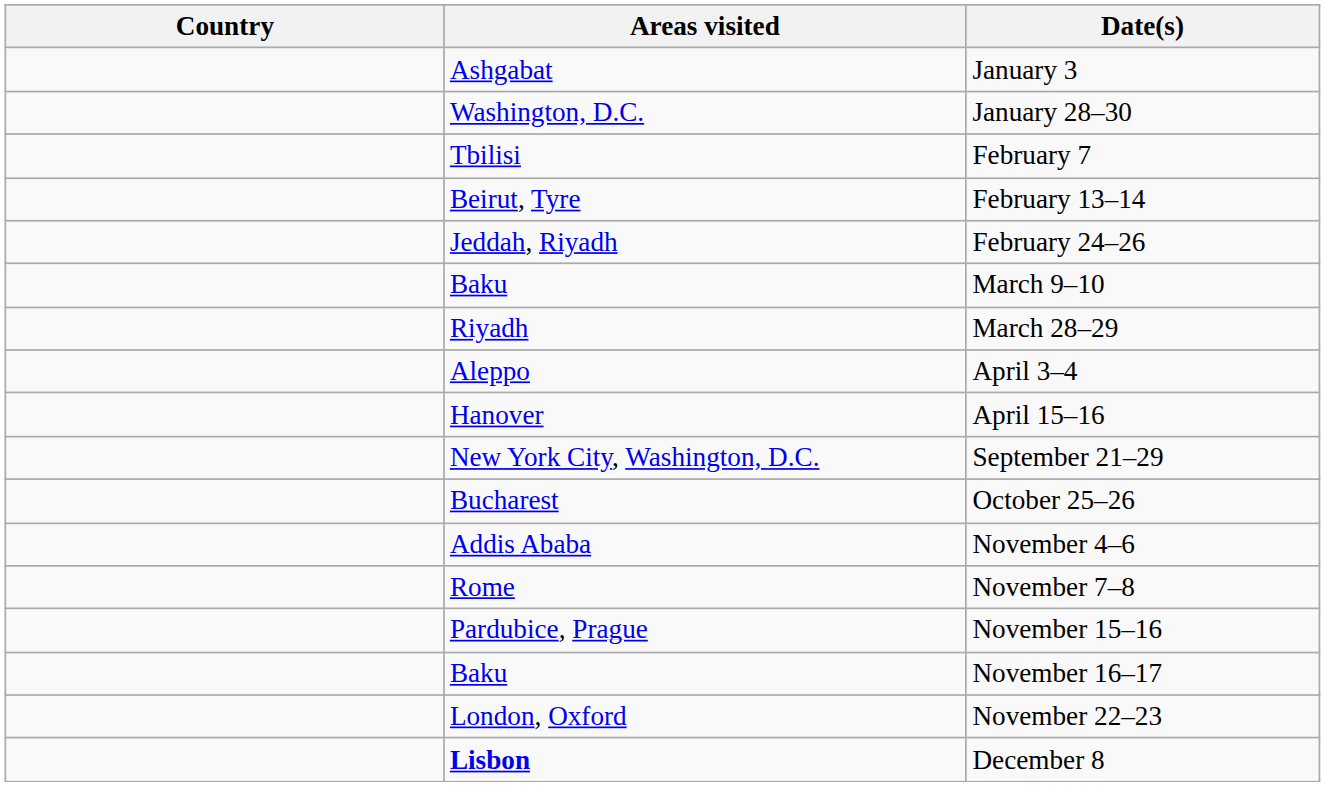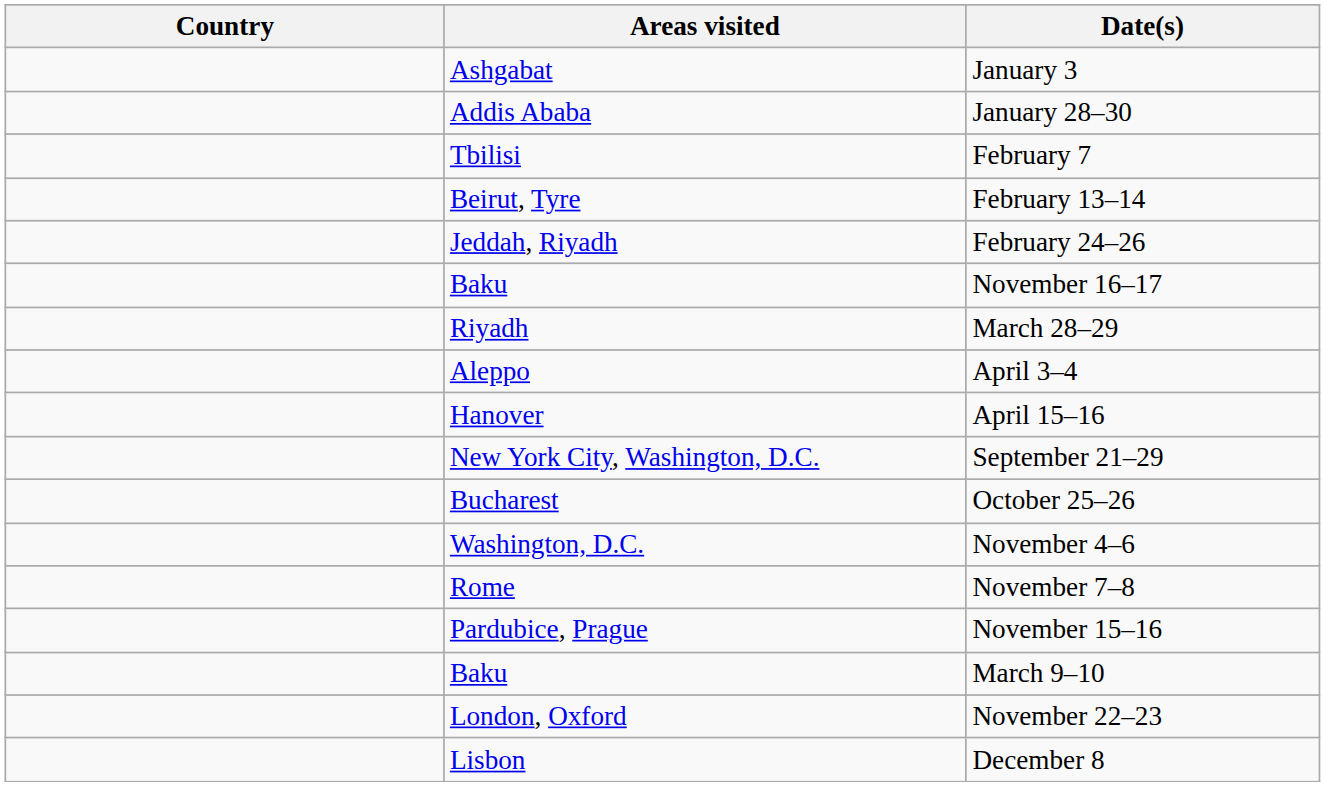(547, 112) Washington, D.C. -> (521, 112) Addis Ababa
rows swapped: (1039, 284) <-> (1067, 673)
(521, 543) Addis Ababa -> (547, 543) Washington, D.C.
(490, 759) bold -> (488, 759) normal
